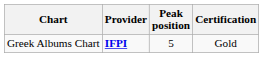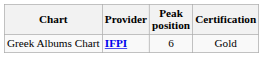(171, 43) 5 -> (171, 43) 6
